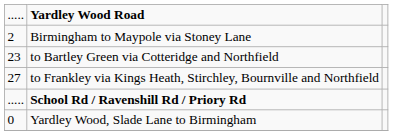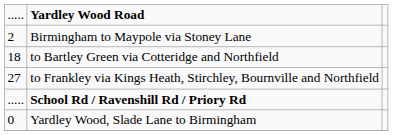(14, 57) 23 -> (14, 57) 18
